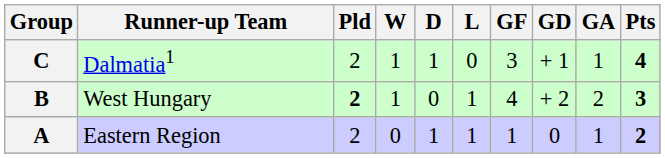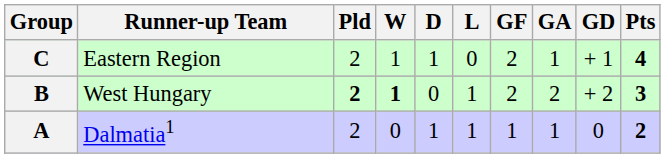columns swapped: (598, 22) <-> (555, 22)
(129, 60) Dalmatia1 -> (152, 57) Eastern Region
(512, 60) 3 -> (512, 57) 2
(395, 99) normal -> (395, 93) bold
(512, 99) 4 -> (512, 93) 2
(152, 134) Eastern Region -> (129, 131) Dalmatia1
